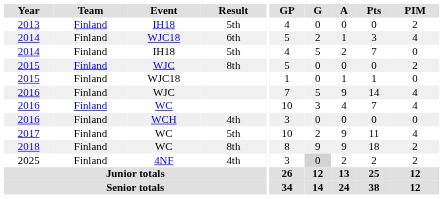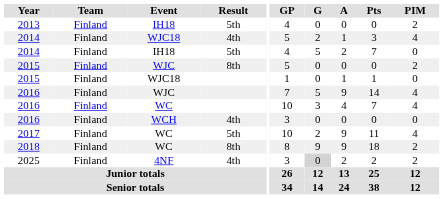(233, 38) 6th -> (233, 38) 4th
